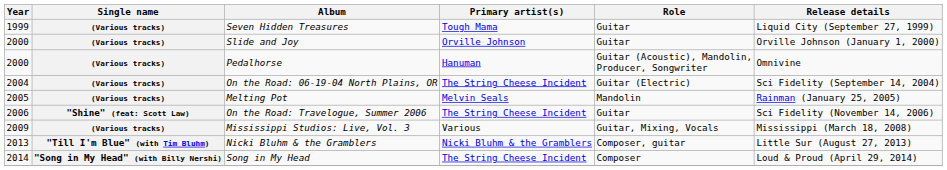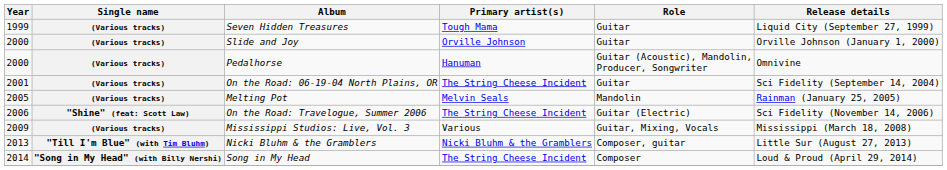(18, 83) 2004 -> (18, 83) 2001
(644, 83) Guitar (Electric) -> (613, 83) Guitar
(613, 113) Guitar -> (644, 113) Guitar (Electric)
